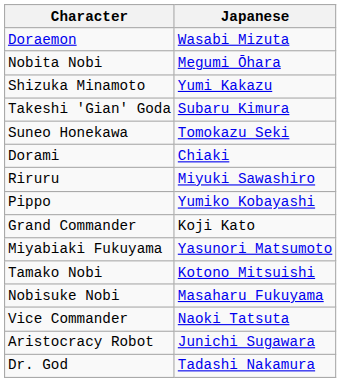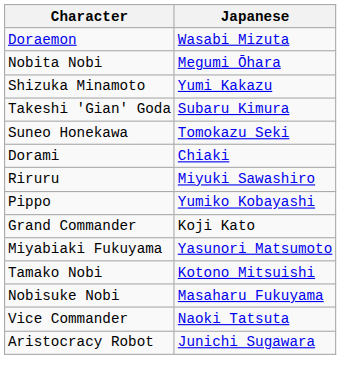- row: (38, 366)
